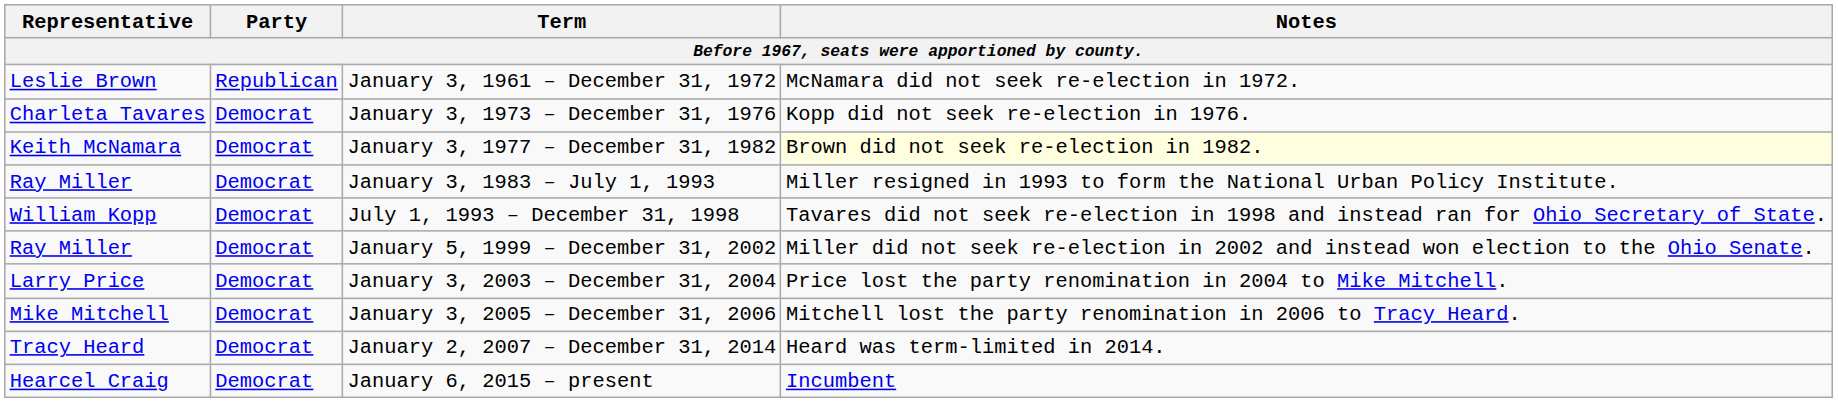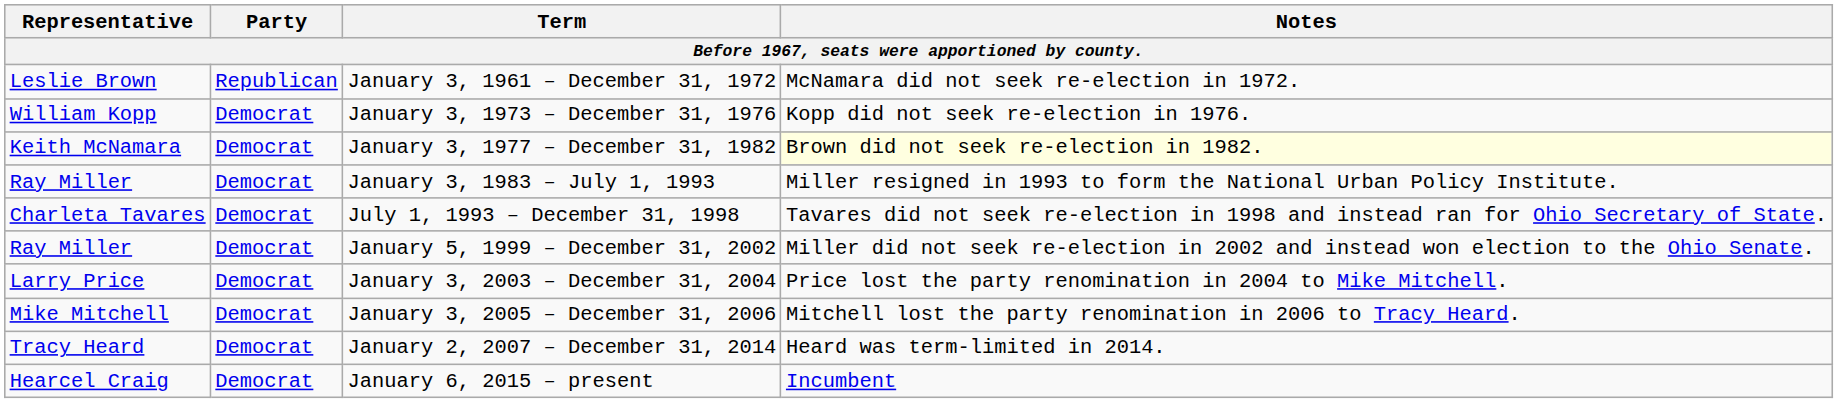(108, 115) Charleta Tavares -> (83, 115) William Kopp
(83, 215) William Kopp -> (108, 215) Charleta Tavares
